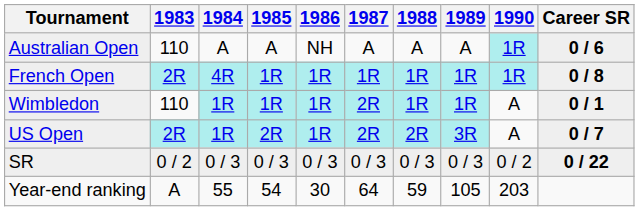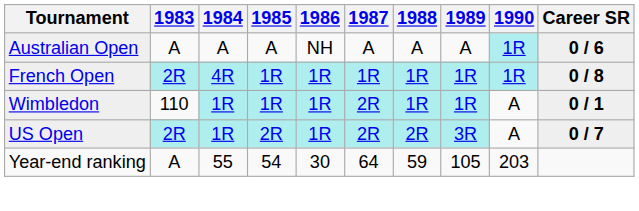(174, 47) 110 -> (174, 47) A
- row: (21, 162)
